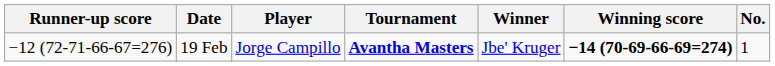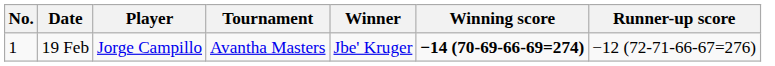columns swapped: (753, 18) <-> (90, 18)
(411, 47) bold -> (268, 47) normal
